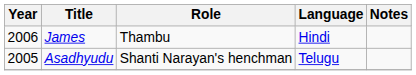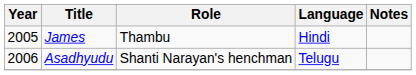(23, 37) 2006 -> (23, 37) 2005
(23, 59) 2005 -> (23, 59) 2006
